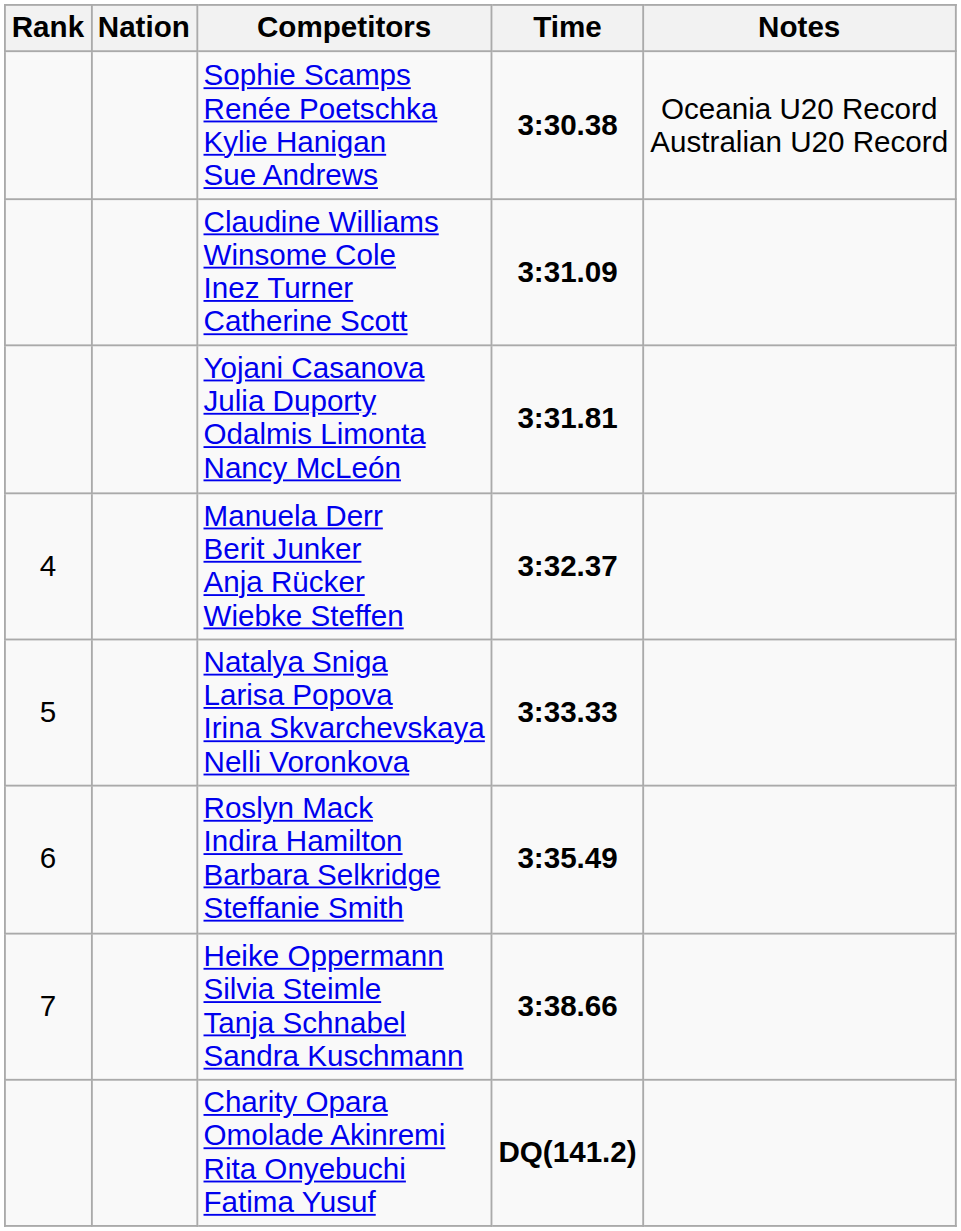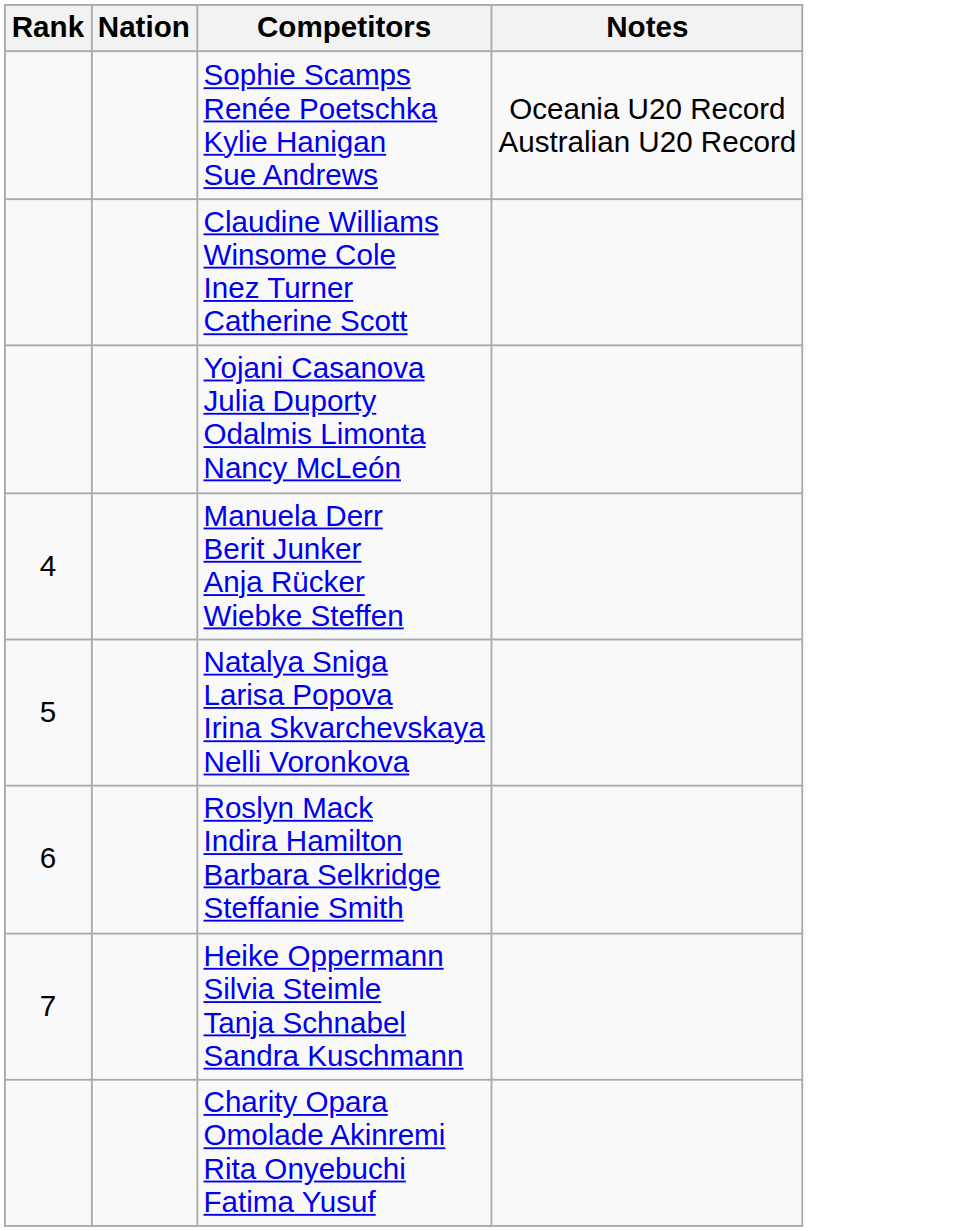- column: (568, 27)
